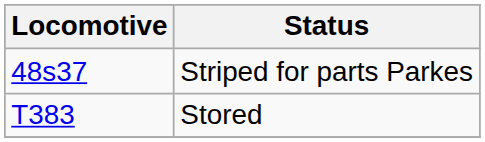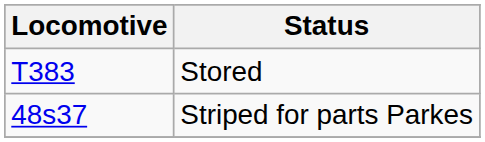rows swapped: (327, 70) <-> (221, 114)
